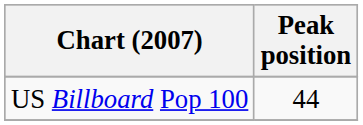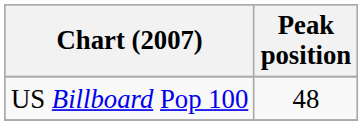(306, 98) 44 -> (306, 98) 48
